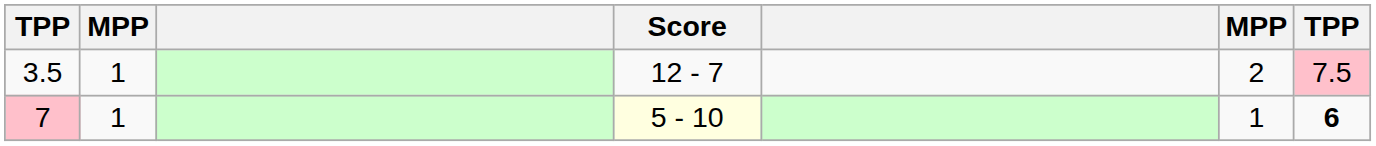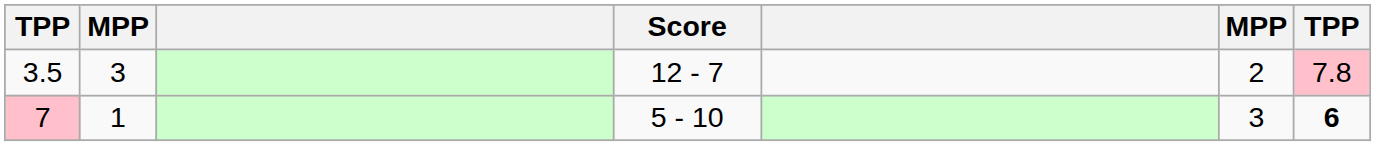(118, 72) 1 -> (118, 72) 3
(1332, 72) 7.5 -> (1332, 72) 7.8
(687, 117) lightyellow background -> (687, 117) no background
(1256, 117) 1 -> (1256, 117) 3
